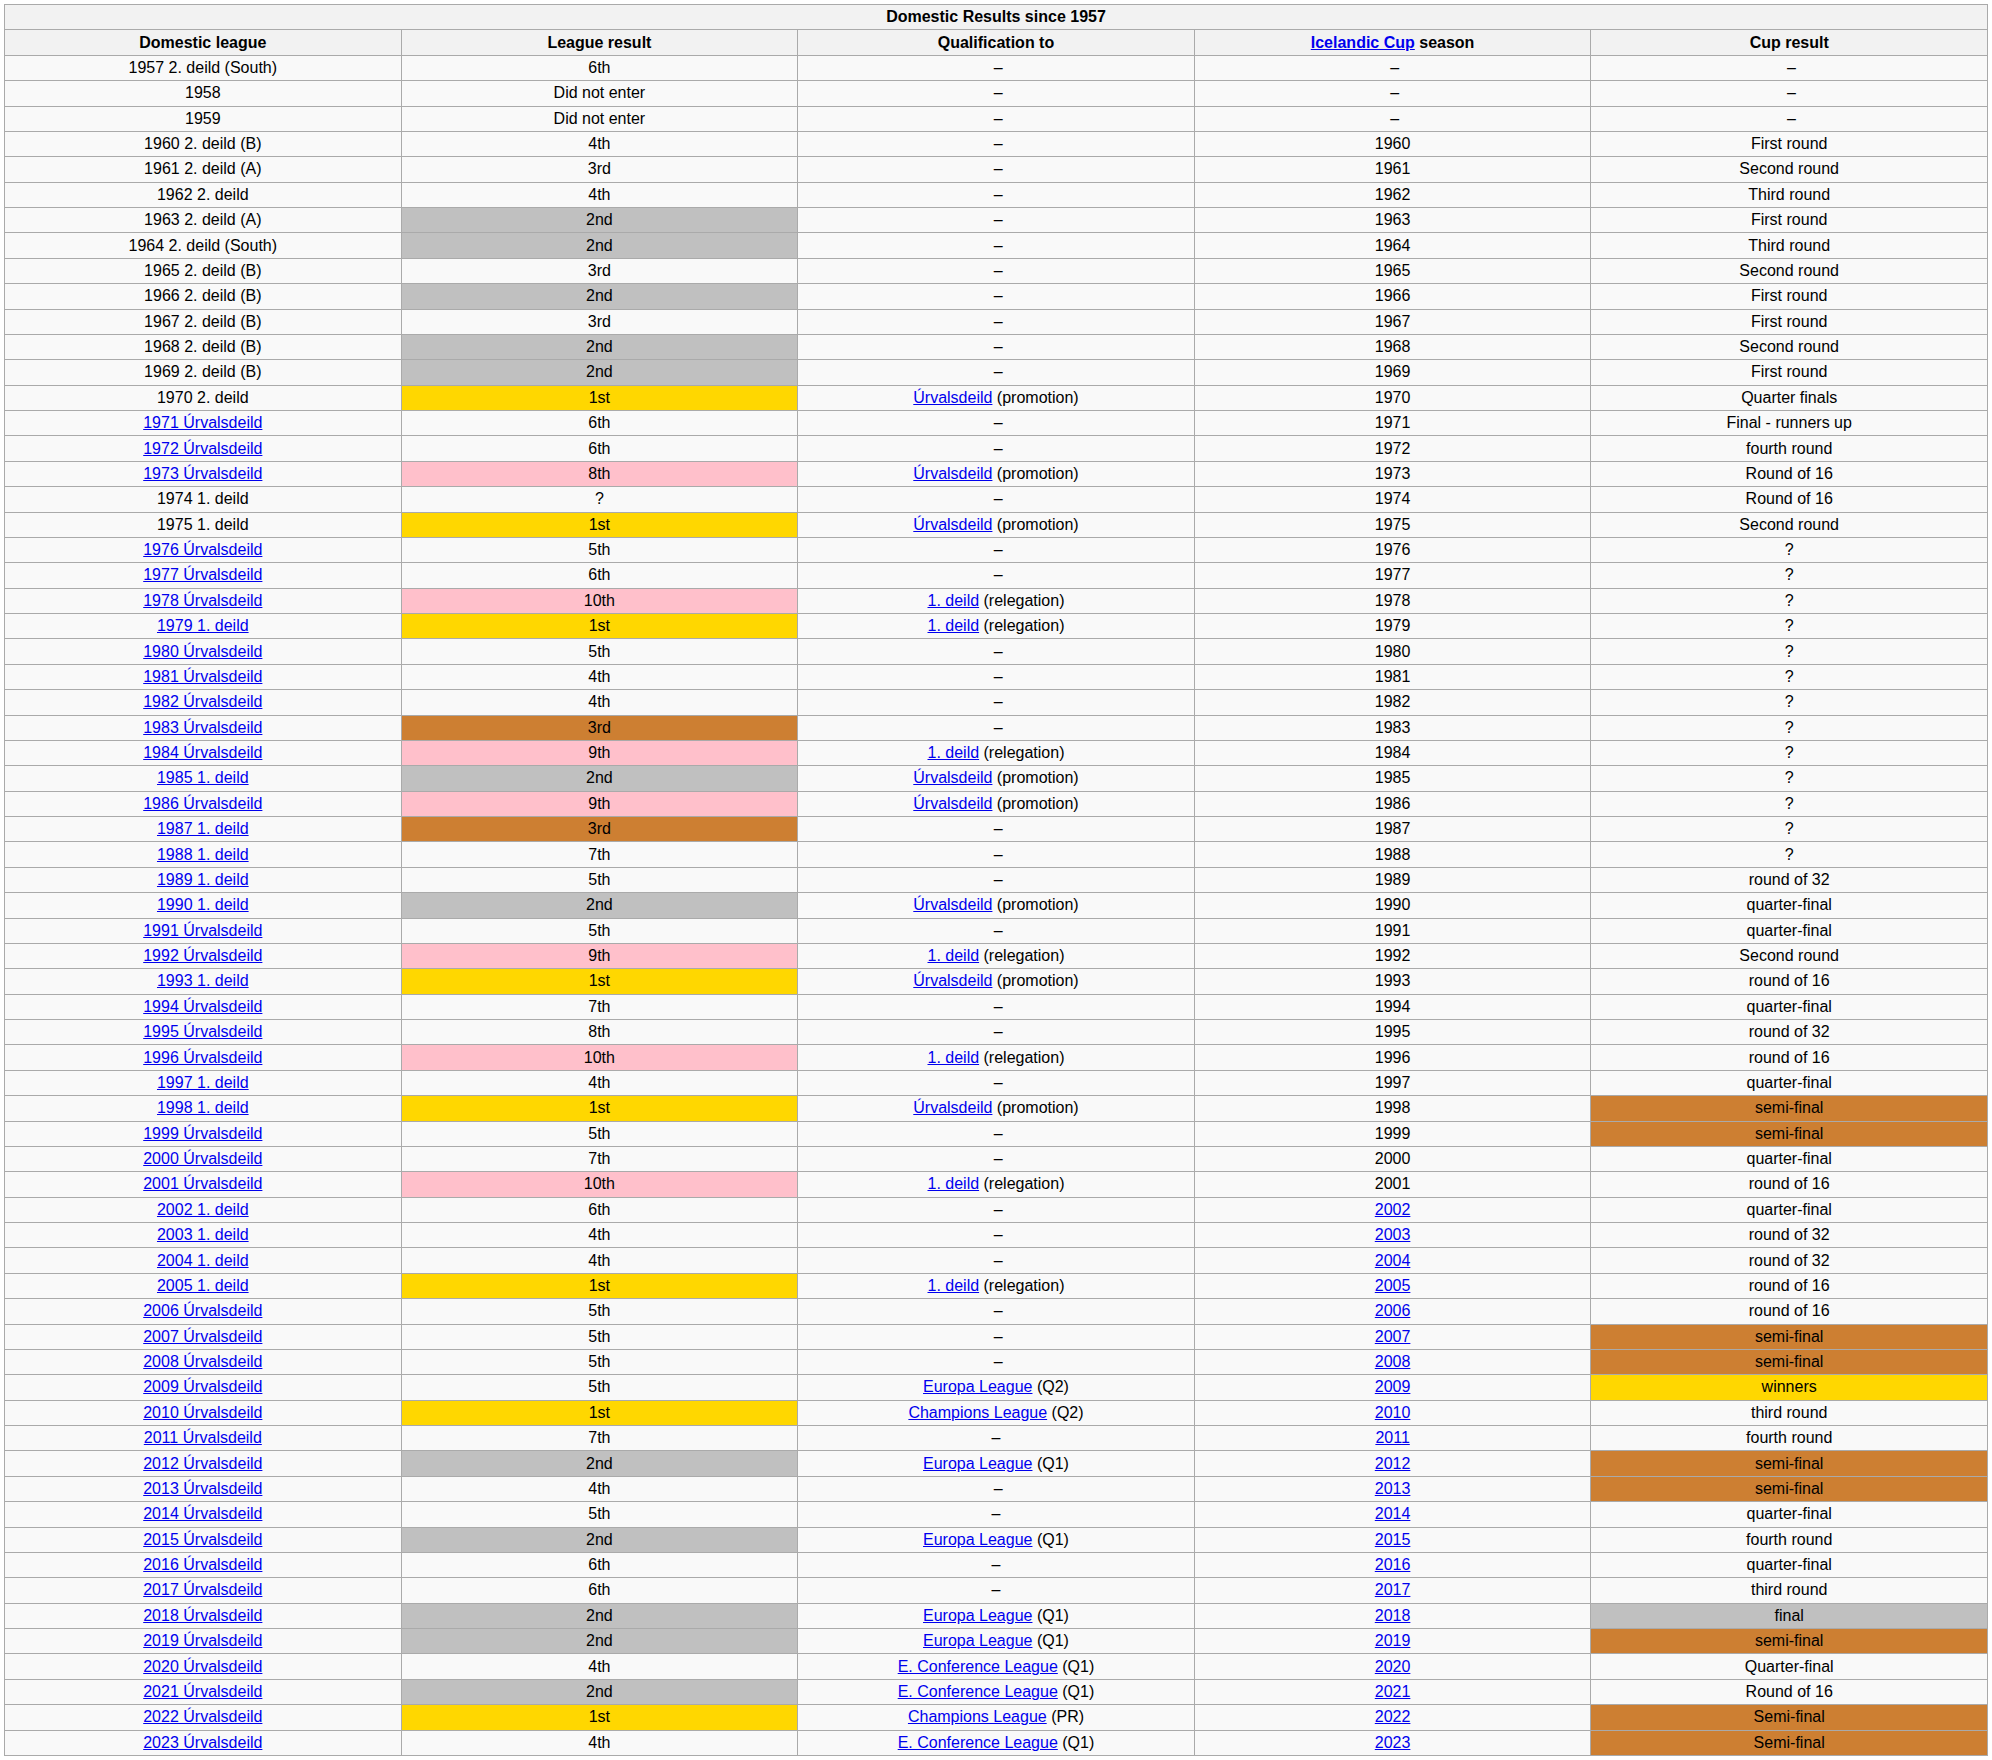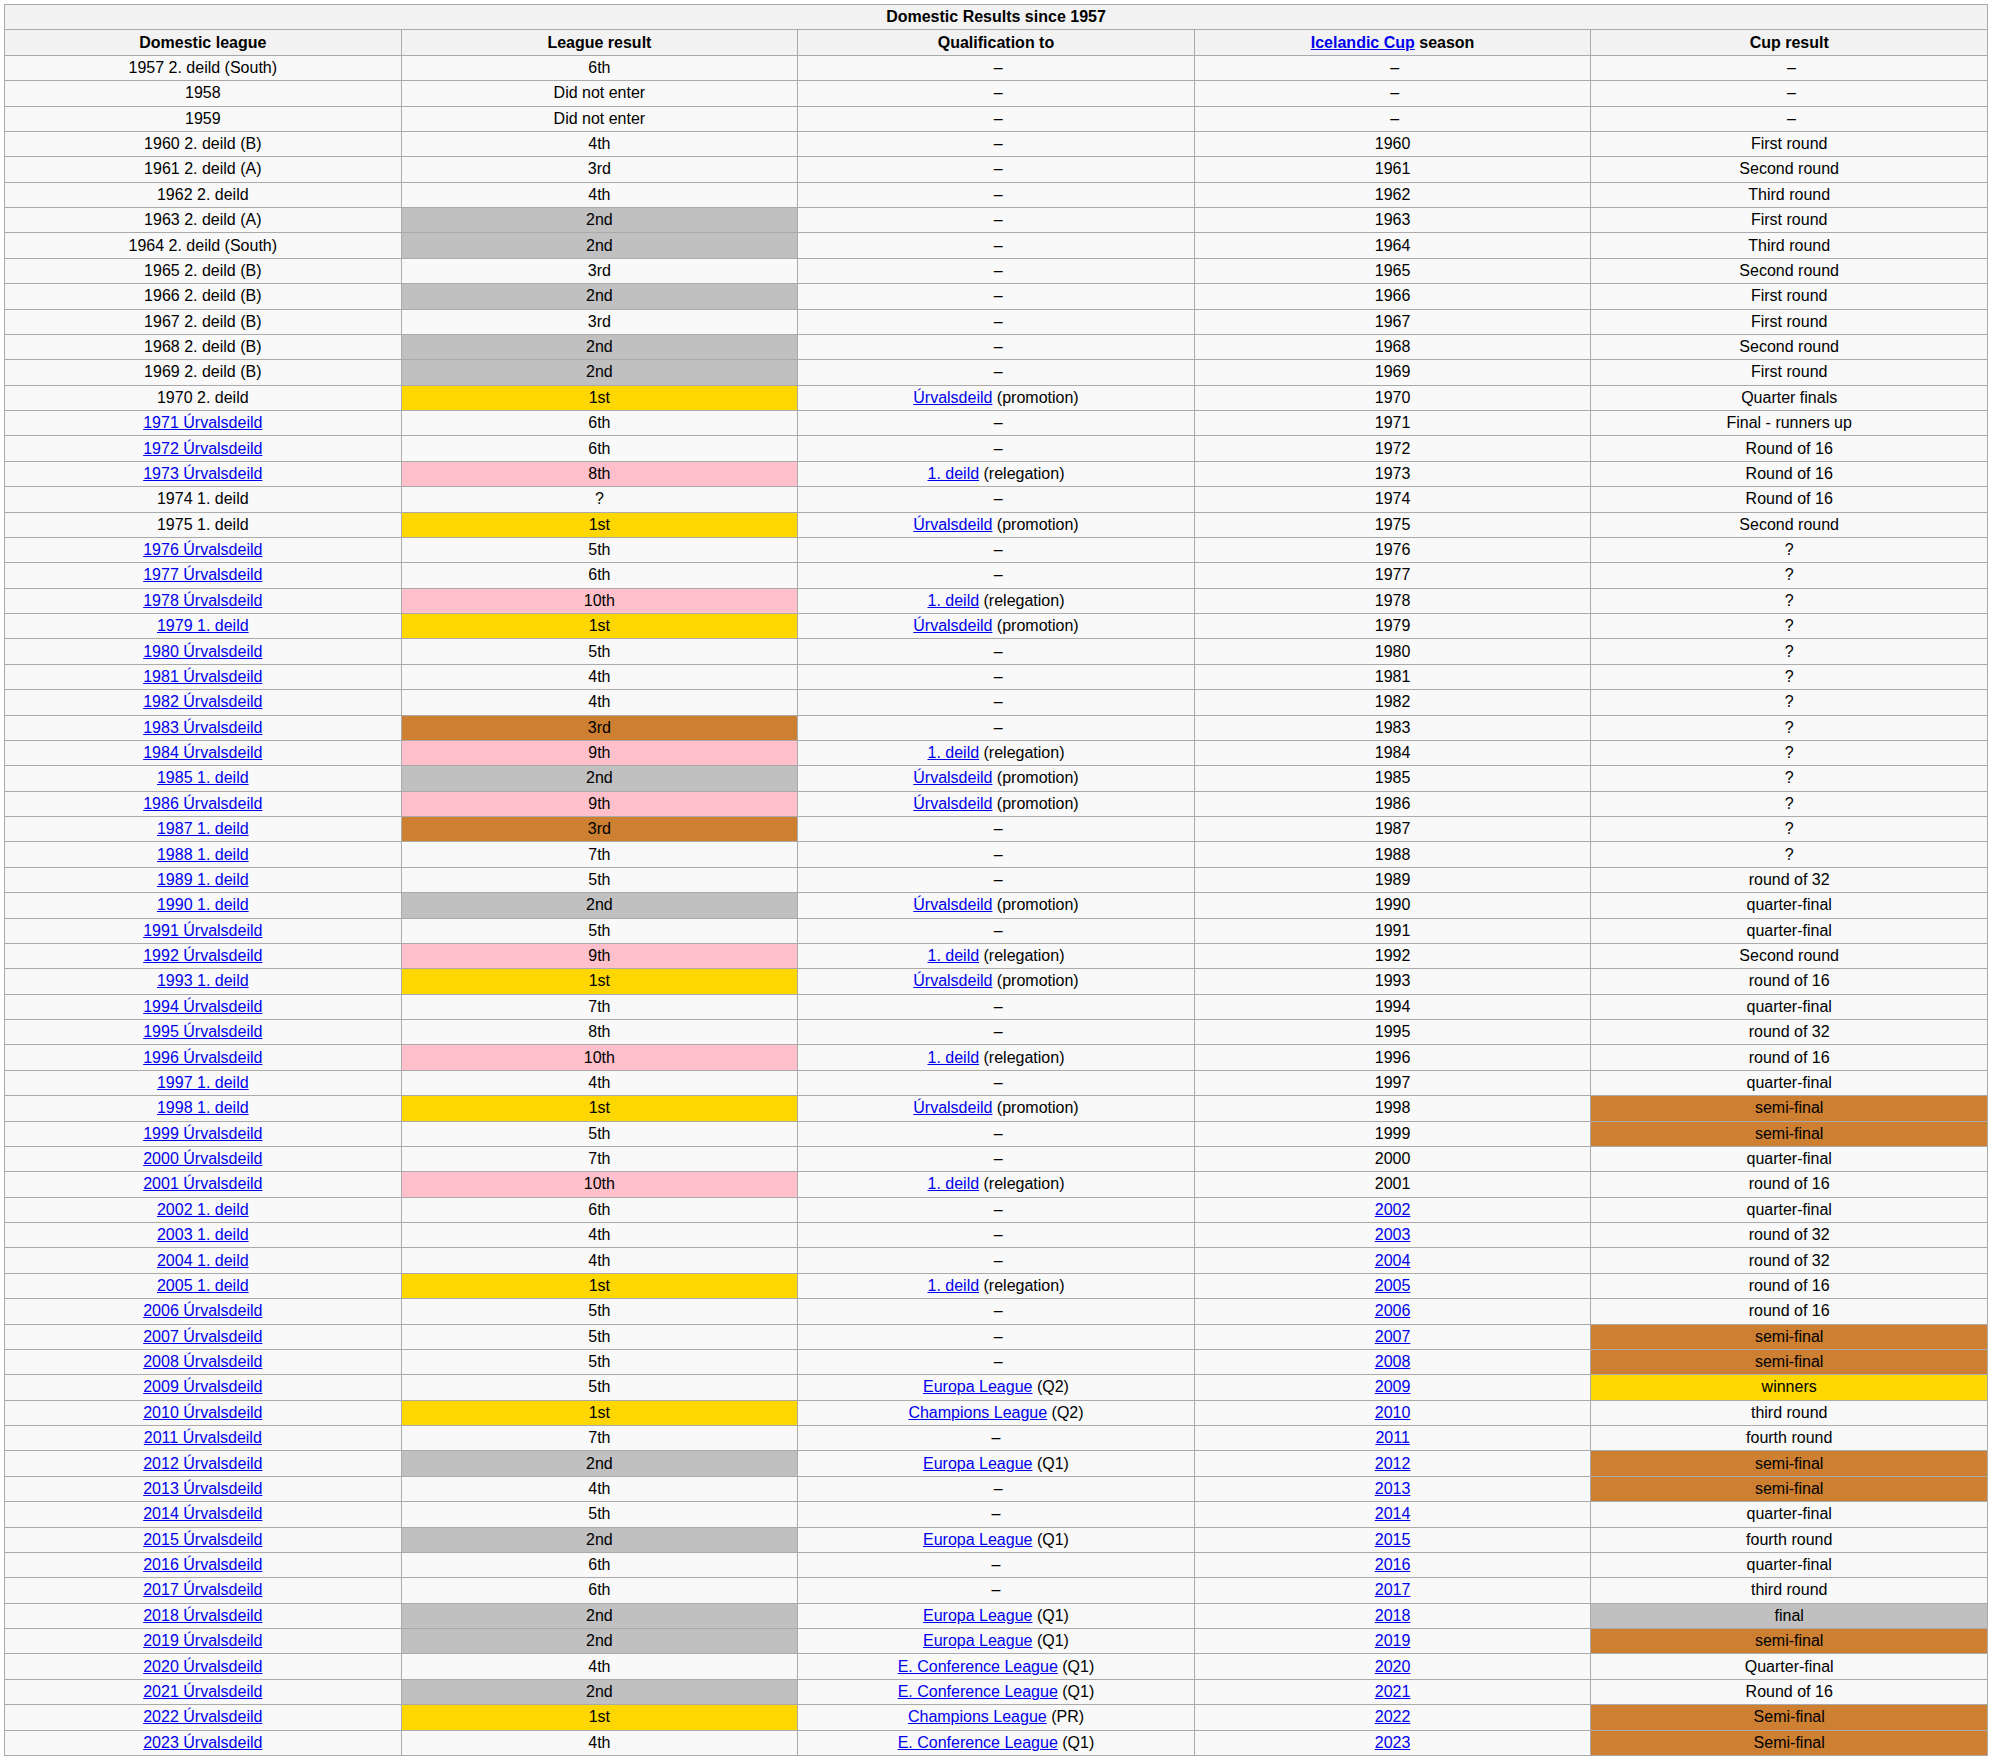(1789, 448) fourth round -> (1789, 448) Round of 16
(996, 473) Úrvalsdeild (promotion) -> (996, 473) 1. deild (relegation)
(996, 626) 1. deild (relegation) -> (996, 626) Úrvalsdeild (promotion)
